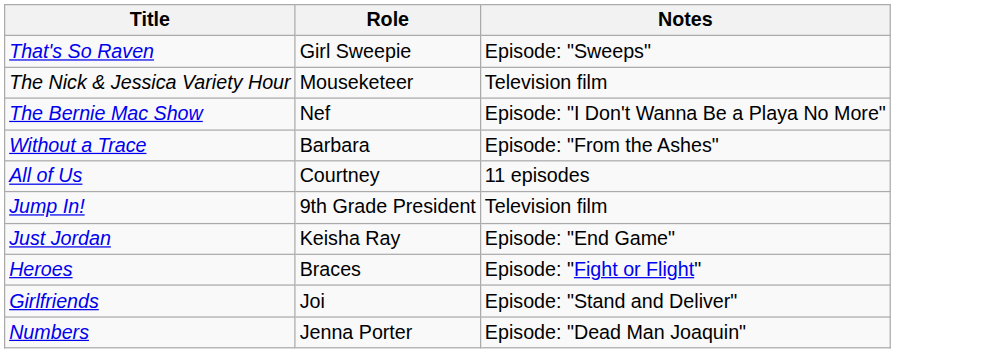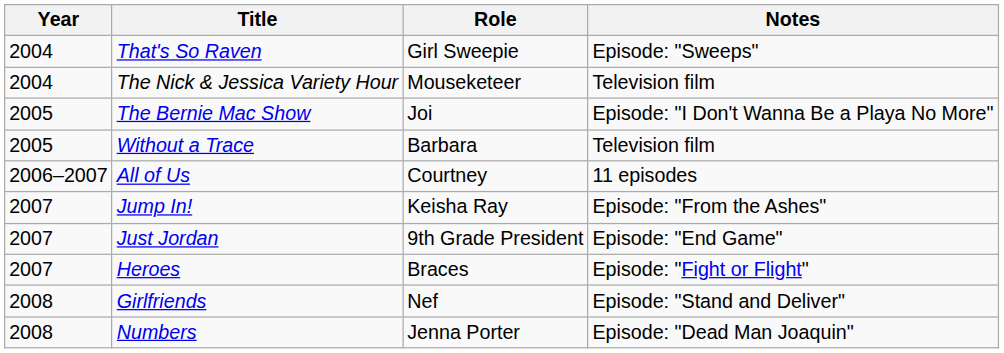+ column: (58, 20)
(315, 113) Nef -> (420, 113) Joi
(602, 144) Episode: "From the Ashes" -> (654, 144) Television film
(388, 207) 9th Grade President -> (458, 207) Keisha Ray
(546, 207) Television film -> (709, 207) Episode: "From the Ashes"
(350, 238) Keisha Ray -> (495, 238) 9th Grade President
(312, 301) Joi -> (423, 301) Nef
